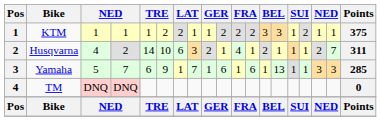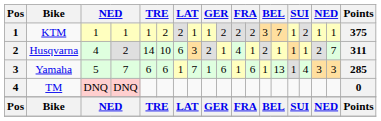(279, 32) 3 -> (279, 32) 7
(165, 69) 9 -> (165, 69) 6
(306, 69) 1 -> (306, 69) 4
